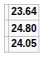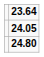rows swapped: (24, 44) <-> (24, 28)
